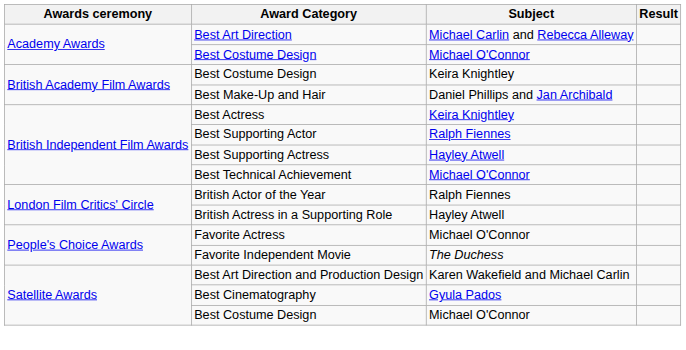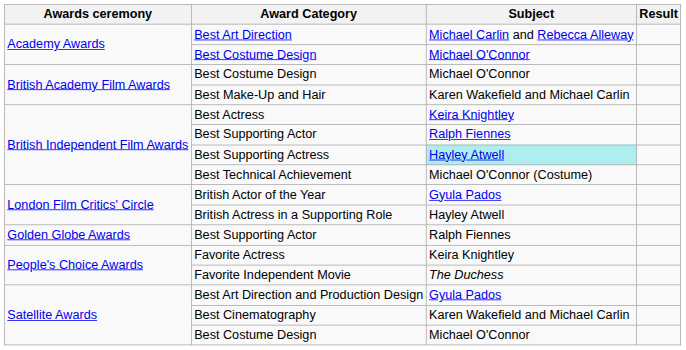(472, 74) Keira Knightley -> (479, 74) Michael O'Connor
(521, 94) Daniel Phillips and Jan Archibald -> (529, 94) Karen Wakefield and Michael Carlin
(467, 154) no background -> (467, 154) paleturquoise background
(479, 174) Michael O'Connor -> (511, 174) Michael O'Connor (Costume)
(470, 194) Ralph Fiennes -> (465, 194) Gyula Pados
+ row: (69, 235)
(479, 235) Michael O'Connor -> (472, 255) Keira Knightley
(529, 275) Karen Wakefield and Michael Carlin -> (465, 295) Gyula Pados
(465, 295) Gyula Pados -> (529, 315) Karen Wakefield and Michael Carlin
